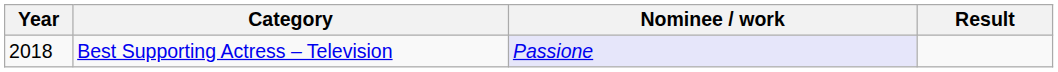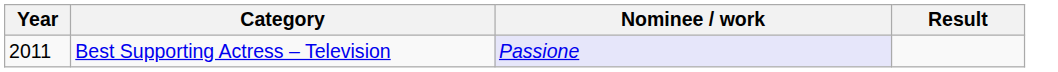(31, 50) 2018 -> (30, 50) 2011
